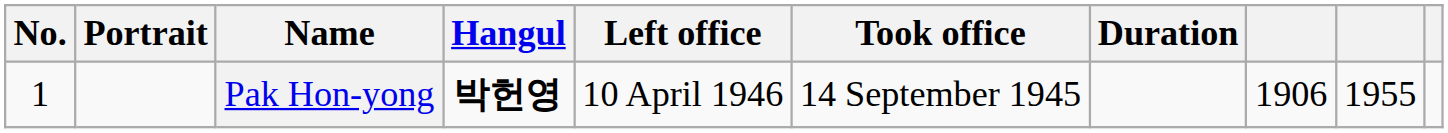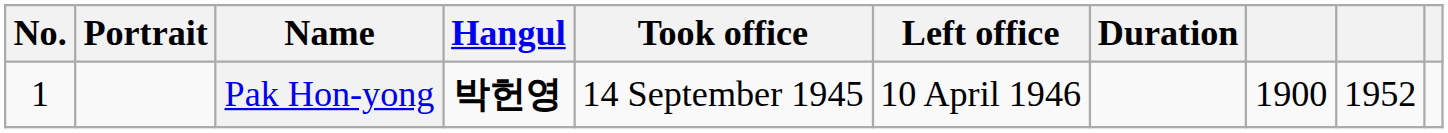columns swapped: (940, 33) <-> (683, 33)
(1291, 93) 1906 -> (1291, 93) 1900
(1380, 93) 1955 -> (1380, 93) 1952
